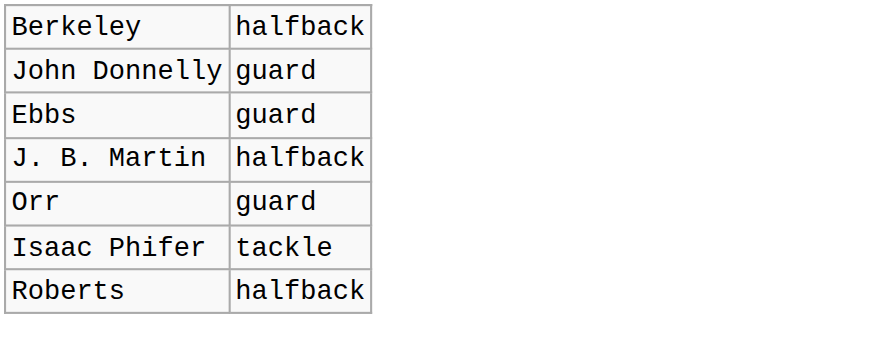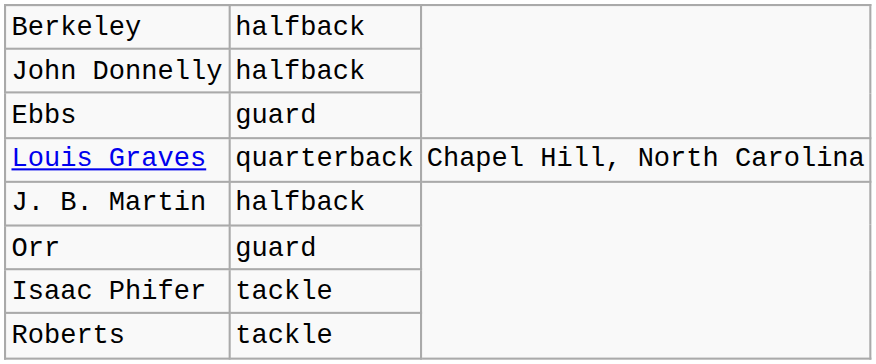(276, 71) guard -> (300, 71) halfback
+ row: (109, 159)
(300, 291) halfback -> (284, 336) tackle
